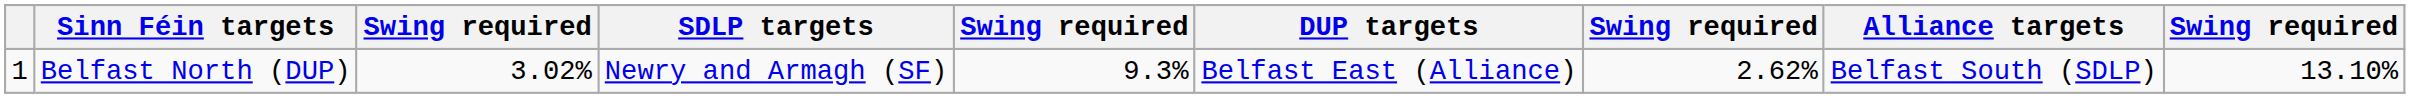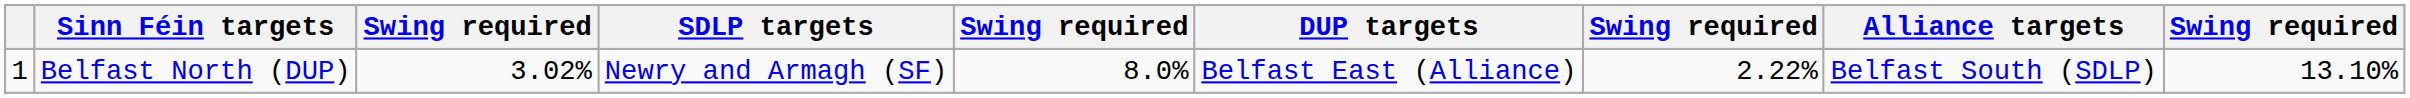(1156, 71) 9.3% -> (1156, 71) 8.0%
(1777, 71) 2.62% -> (1777, 71) 2.22%
